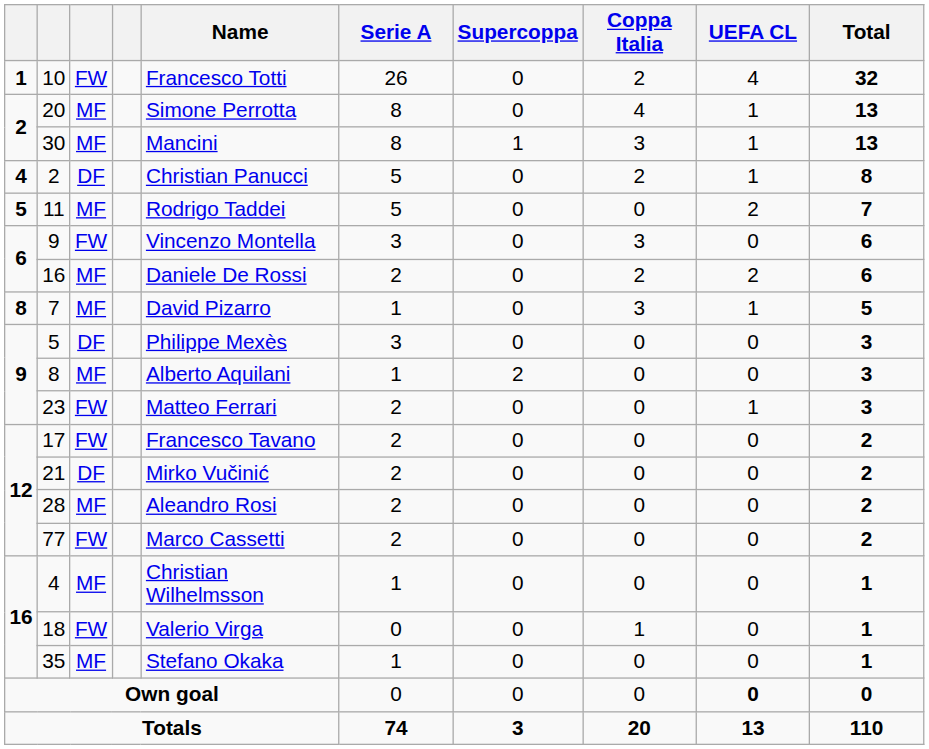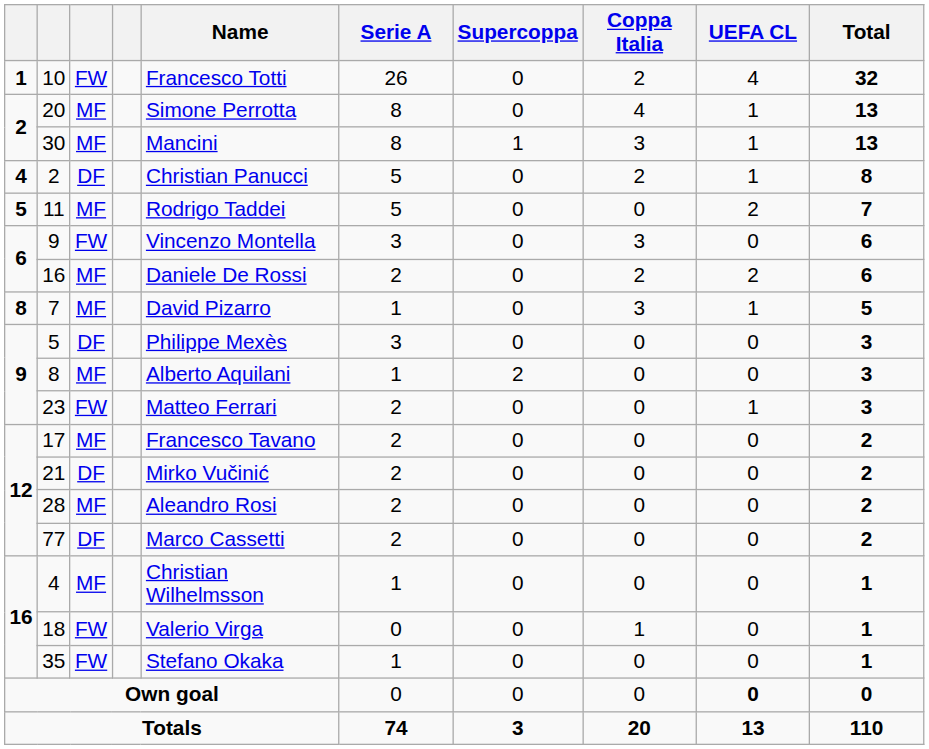(91, 440) FW -> (91, 440) MF
(91, 539) FW -> (91, 539) DF
(91, 661) MF -> (91, 661) FW
